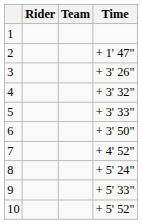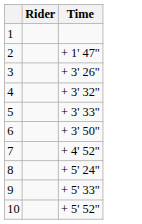- column: (76, 14)
